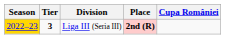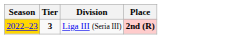- column: (189, 12)
